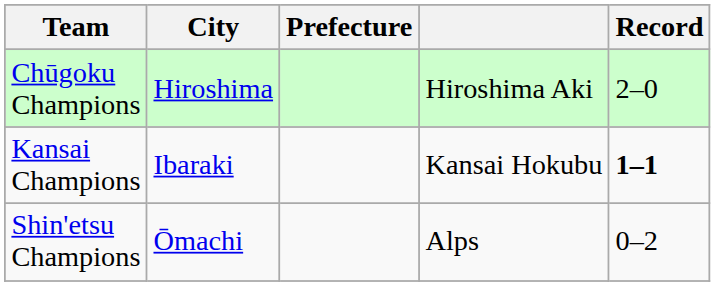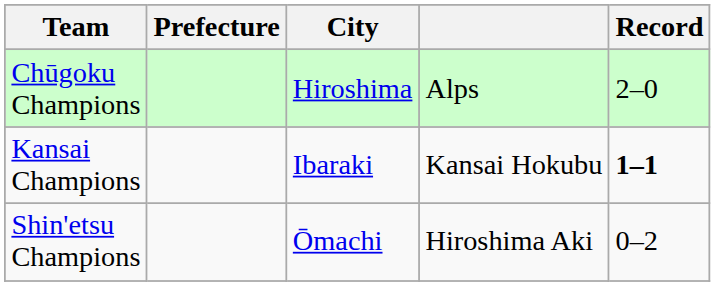columns swapped: (349, 26) <-> (213, 26)
(509, 87) Hiroshima Aki -> (452, 87) Alps
(452, 241) Alps -> (509, 241) Hiroshima Aki
